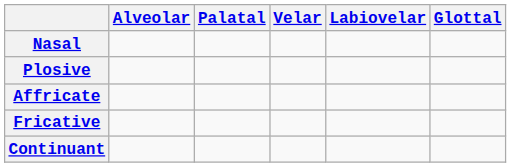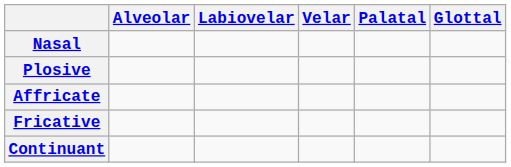columns swapped: (232, 18) <-> (378, 18)
